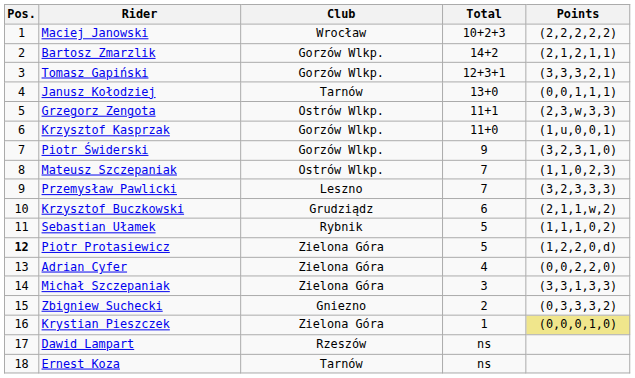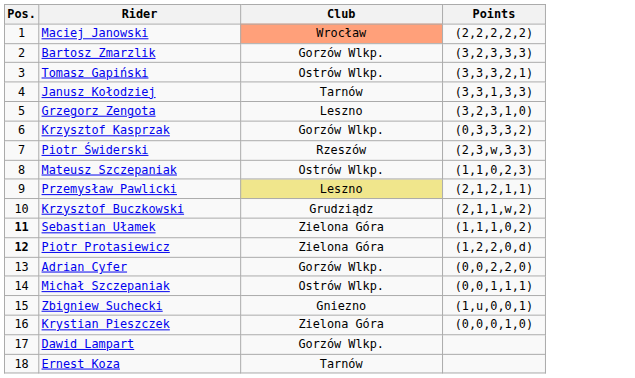- column: (484, 14)
(341, 34) no background -> (341, 34) lightsalmon background
(578, 53) (2,1,2,1,1) -> (494, 53) (3,2,3,3,3)
(341, 73) Gorzów Wlkp. -> (341, 73) Ostrów Wlkp.
(578, 92) (0,0,1,1,1) -> (494, 92) (3,3,1,3,3)
(341, 111) Ostrów Wlkp. -> (341, 111) Leszno
(578, 111) (2,3,w,3,3) -> (494, 111) (3,2,3,1,0)
(578, 131) (1,u,0,0,1) -> (494, 131) (0,3,3,3,2)
(341, 150) Gorzów Wlkp. -> (341, 150) Rzeszów
(578, 150) (3,2,3,1,0) -> (494, 150) (2,3,w,3,3)
(341, 189) no background -> (341, 189) khaki background
(578, 189) (3,2,3,3,3) -> (494, 189) (2,1,2,1,1)
(22, 228) normal -> (22, 228) bold
(341, 228) Rybnik -> (341, 228) Zielona Góra
(341, 267) Zielona Góra -> (341, 267) Gorzów Wlkp.
(341, 286) Zielona Góra -> (341, 286) Ostrów Wlkp.
(578, 286) (3,3,1,3,3) -> (494, 286) (0,0,1,1,1)
(578, 306) (0,3,3,3,2) -> (494, 306) (1,u,0,0,1)
(578, 325) khaki background -> (494, 325) no background
(341, 344) Rzeszów -> (341, 344) Gorzów Wlkp.
